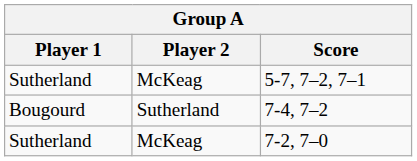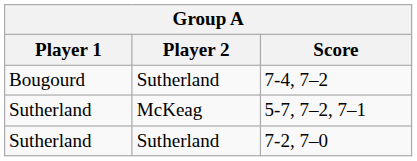rows swapped: (315, 79) <-> (296, 110)
(170, 140) McKeag -> (178, 140) Sutherland
